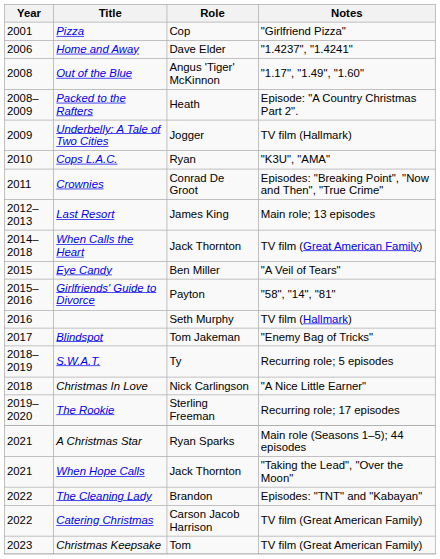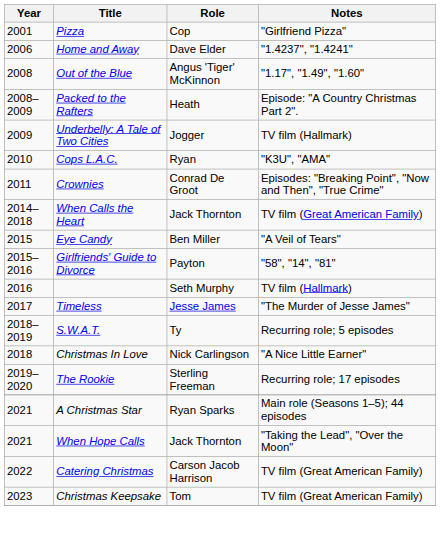- row: (85, 215)
+ row: (79, 306)
- row: (80, 337)
- row: (104, 496)
